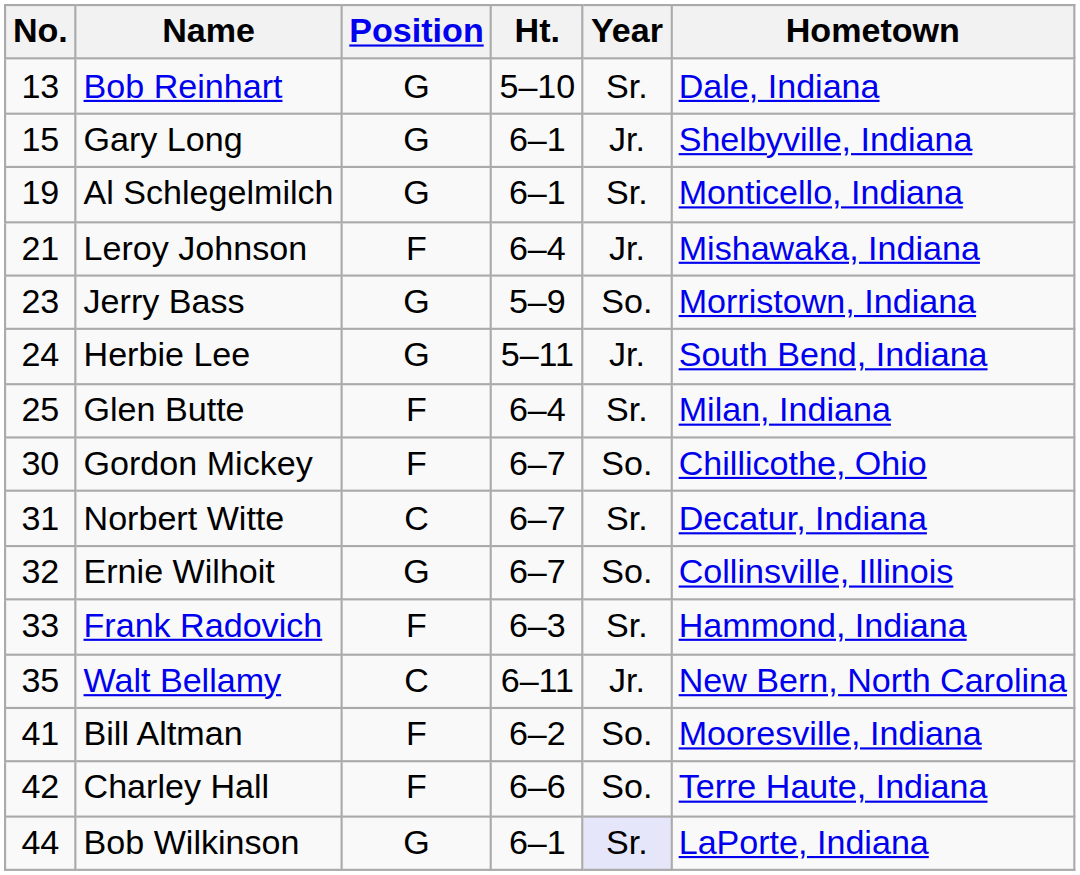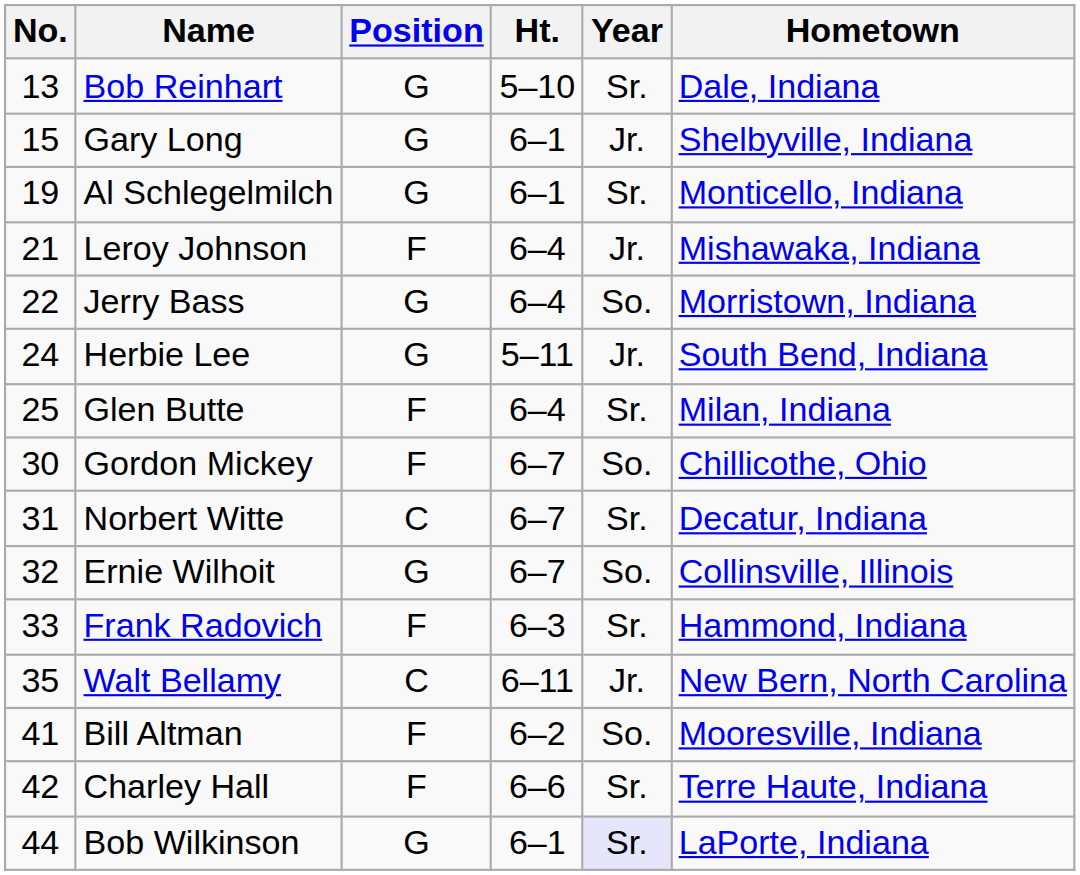(40, 301) 23 -> (40, 301) 22
(537, 301) 5–9 -> (537, 301) 6–4
(627, 788) So. -> (627, 788) Sr.
